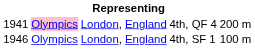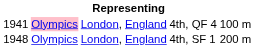(236, 24) 200 m -> (236, 24) 100 m
(16, 39) 1946 -> (16, 39) 1948
(236, 39) 100 m -> (236, 39) 200 m
